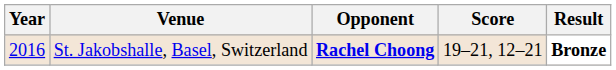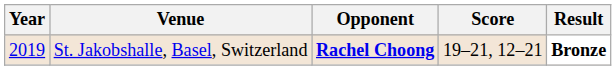(27, 49) 2016 -> (27, 49) 2019
